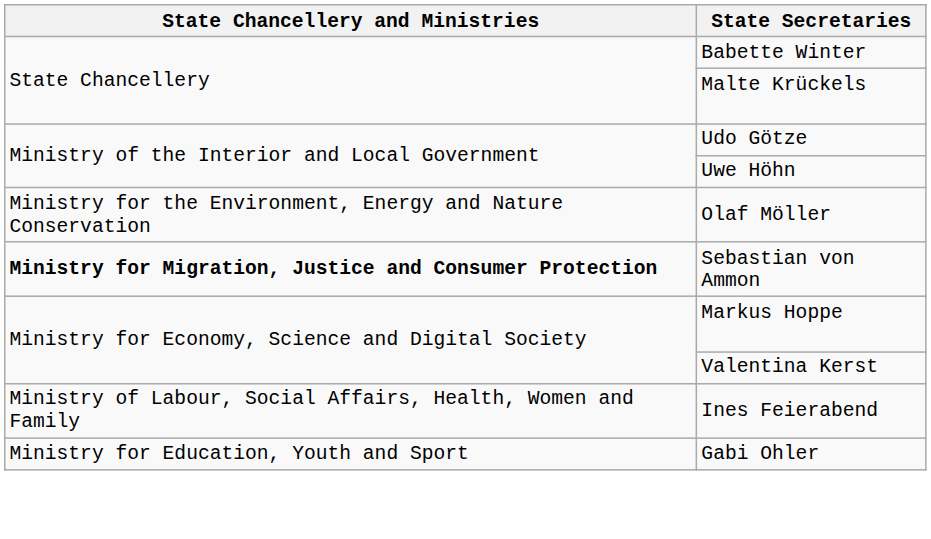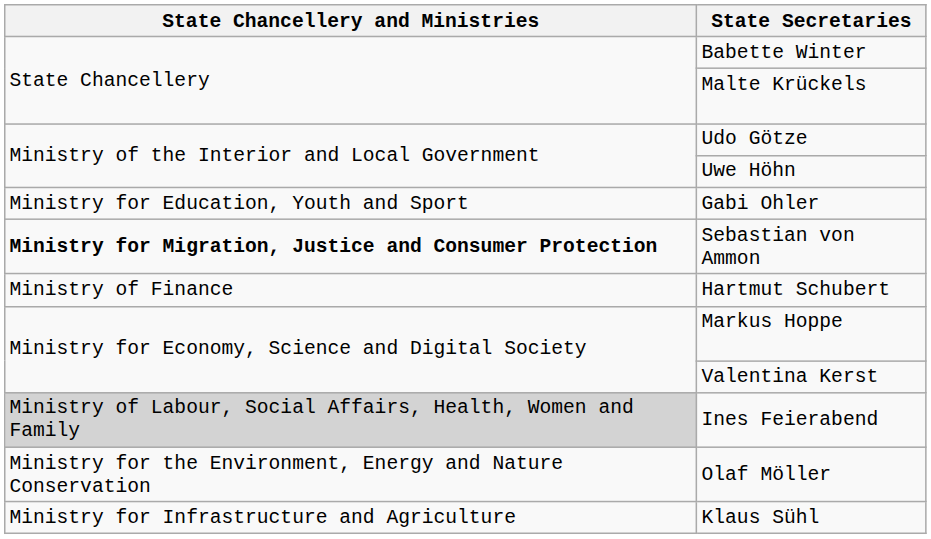rows swapped: (760, 454) <-> (766, 215)
+ row: (796, 290)
(322, 411) no background -> (322, 420) lightgrey background
+ row: (760, 518)
